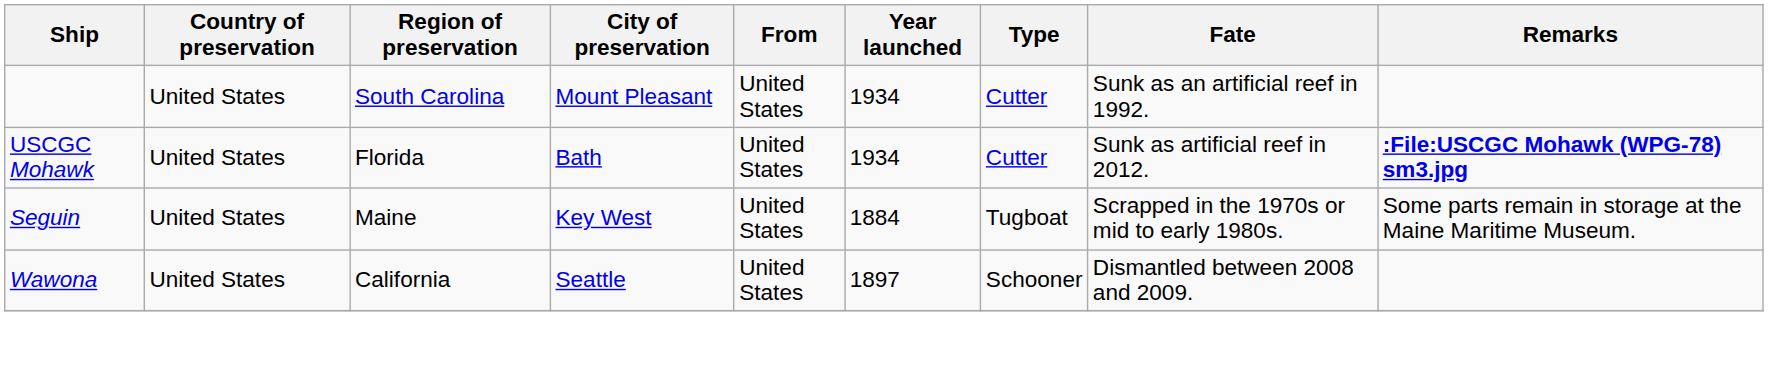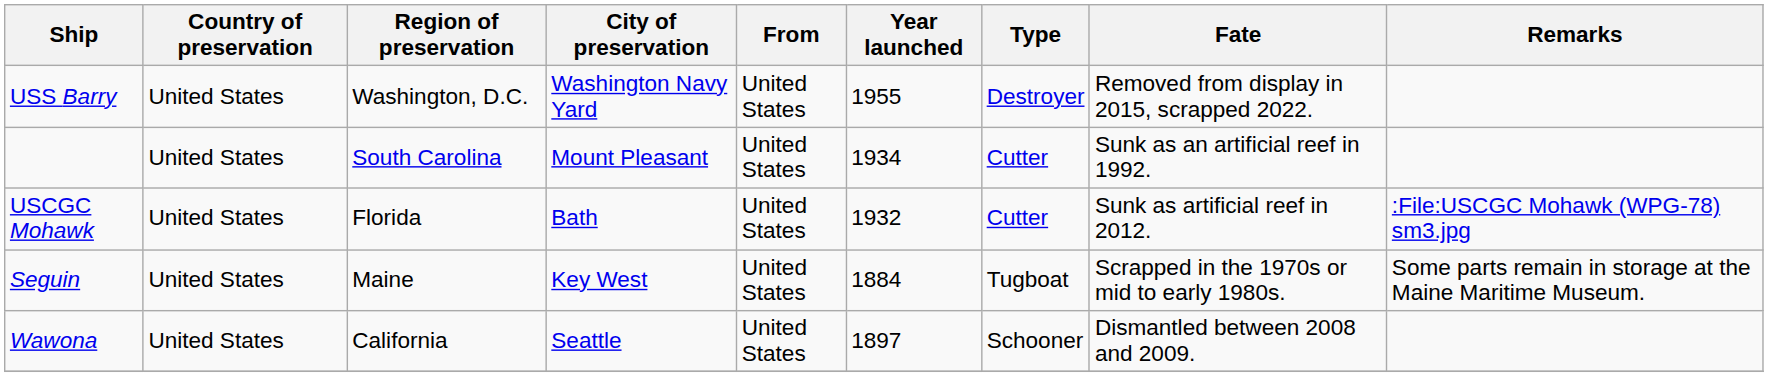+ row: (63, 96)
(875, 157) 1934 -> (876, 218) 1932
(1552, 157) bold -> (1556, 218) normal
